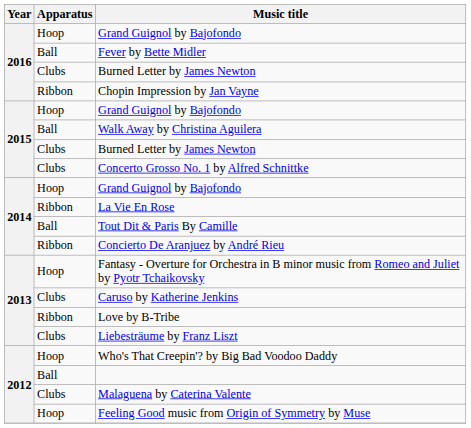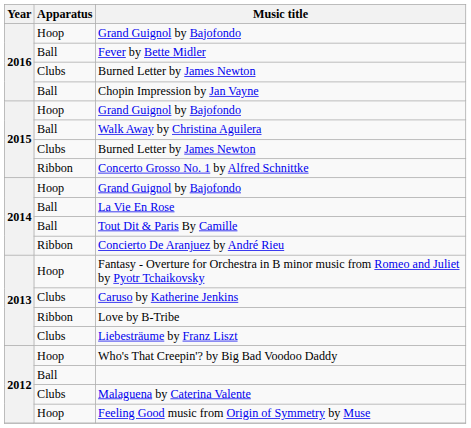(55, 91) Ribbon -> (47, 91) Ball
(51, 168) Clubs -> (55, 168) Ribbon
(55, 206) Ribbon -> (47, 206) Ball
